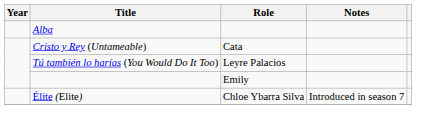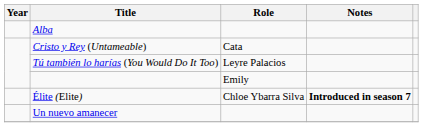(357, 96) normal -> (360, 96) bold
+ row: (75, 113)
